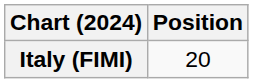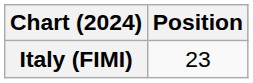(198, 58) 20 -> (198, 58) 23
